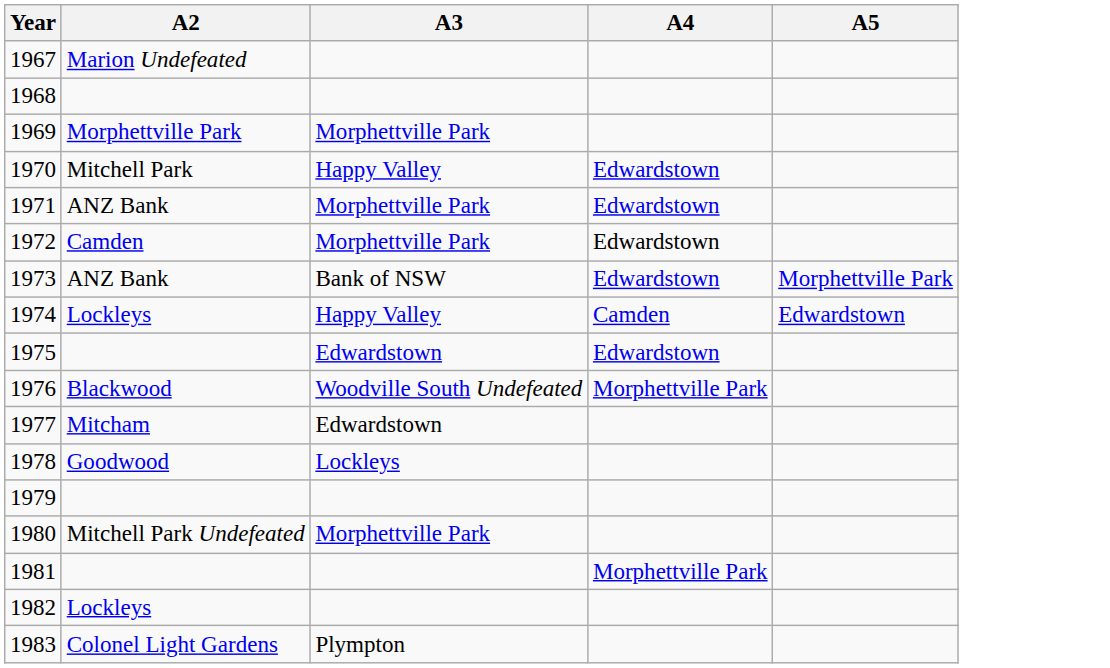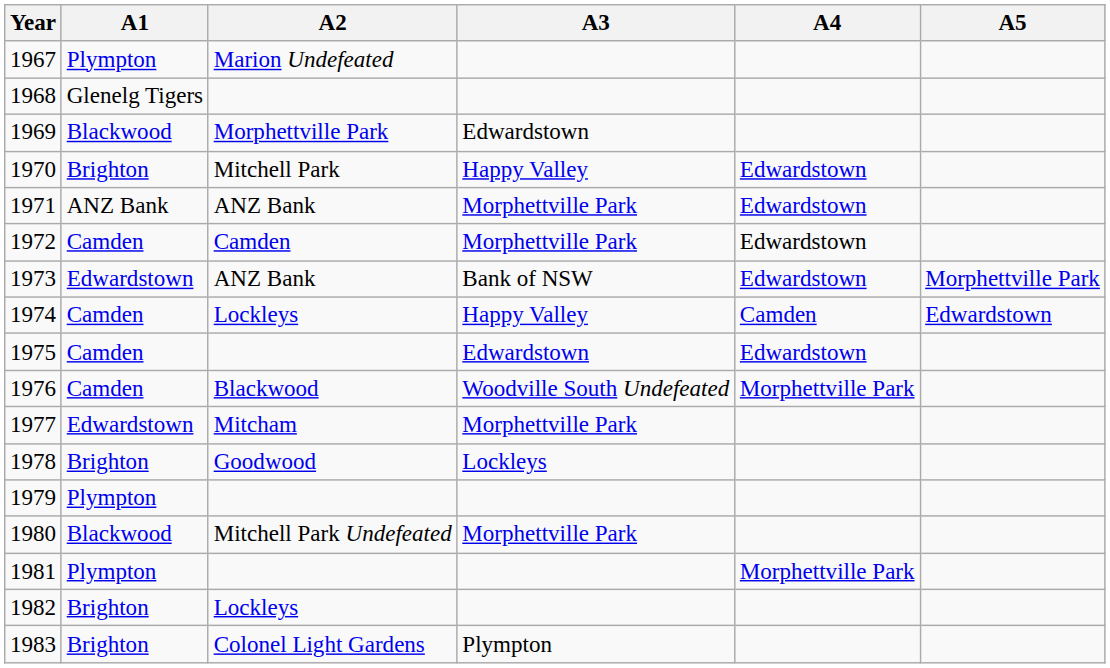+ column: (135, 22)
(403, 132) Morphettville Park -> (526, 132) Edwardstown
(379, 424) Edwardstown -> (550, 424) Morphettville Park
